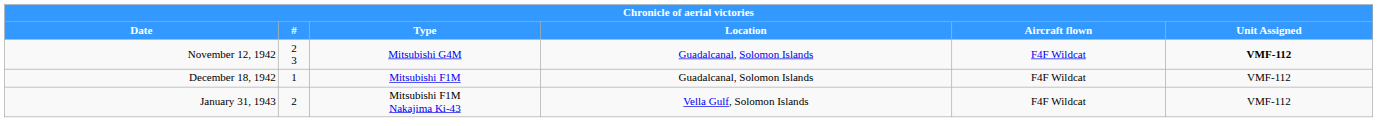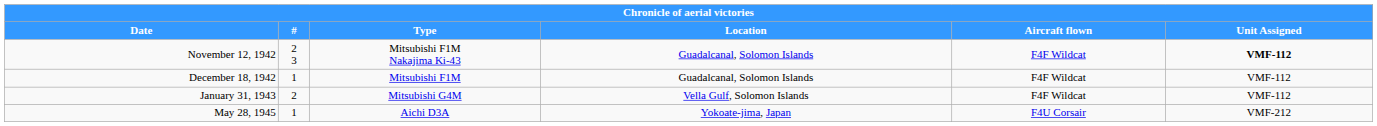(425, 54) Mitsubishi G4M -> (425, 54) Mitsubishi F1M Nakajima Ki-43
(425, 101) Mitsubishi F1M Nakajima Ki-43 -> (425, 95) Mitsubishi G4M
+ row: (245, 113)
